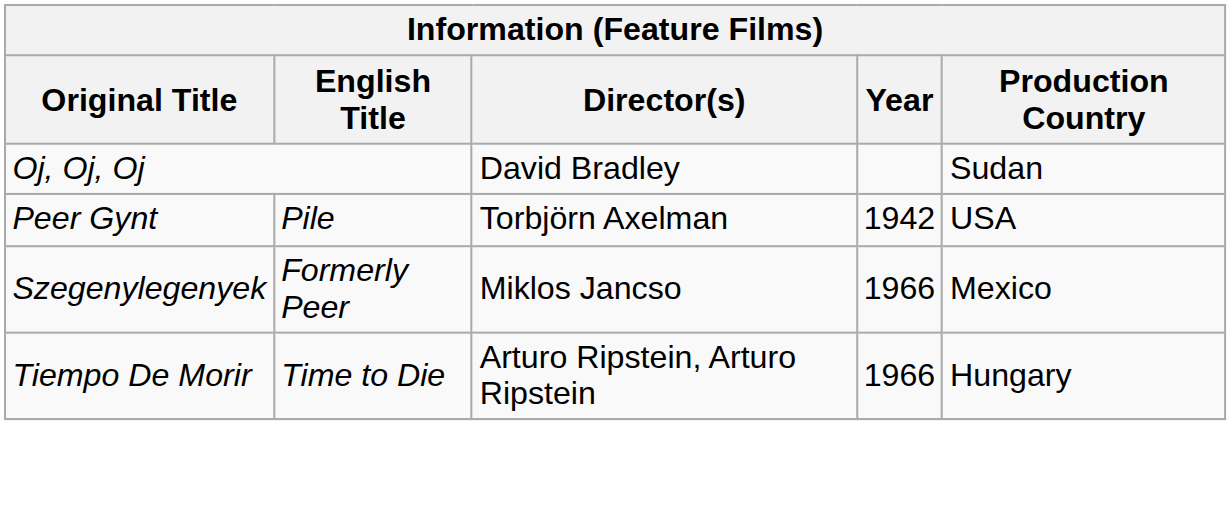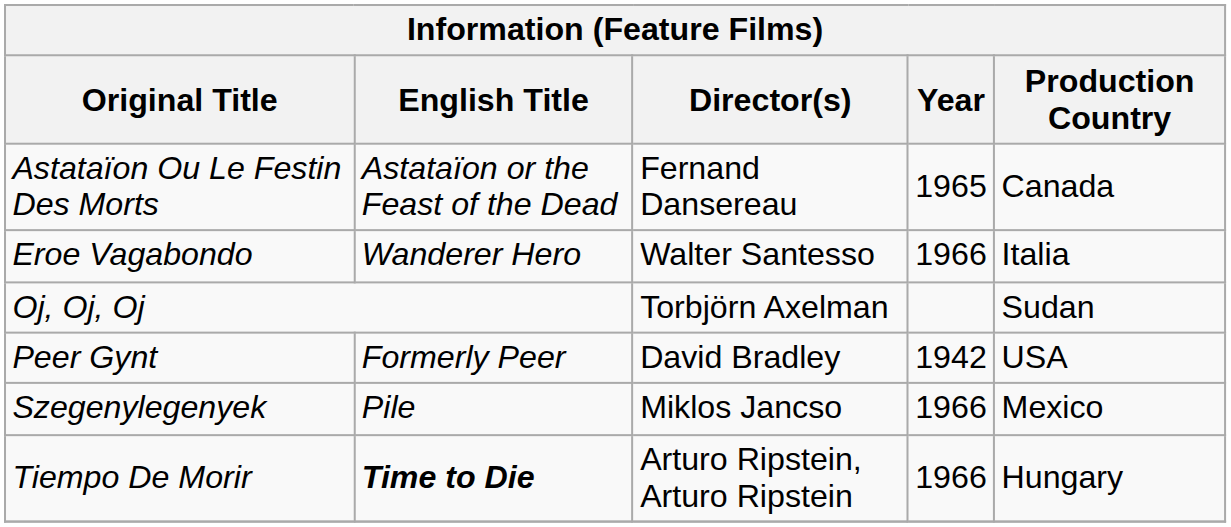+ row: (177, 186)
+ row: (133, 255)
(580, 168) David Bradley -> (764, 306) Torbjörn Axelman
(308, 219) Pile -> (464, 357) Formerly Peer
(604, 219) Torbjörn Axelman -> (740, 357) David Bradley
(345, 288) Formerly Peer -> (389, 408) Pile
(363, 375) normal -> (448, 477) bold
